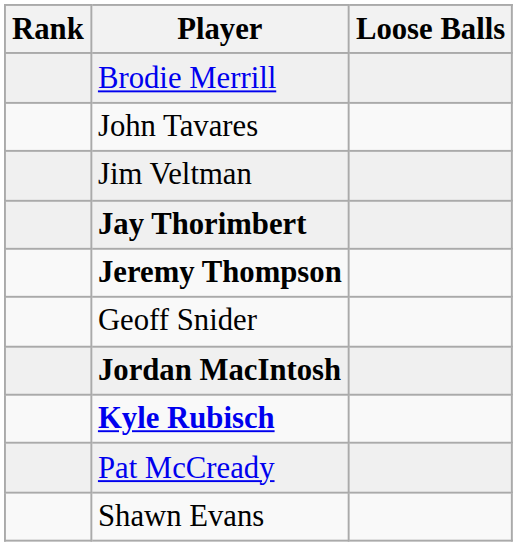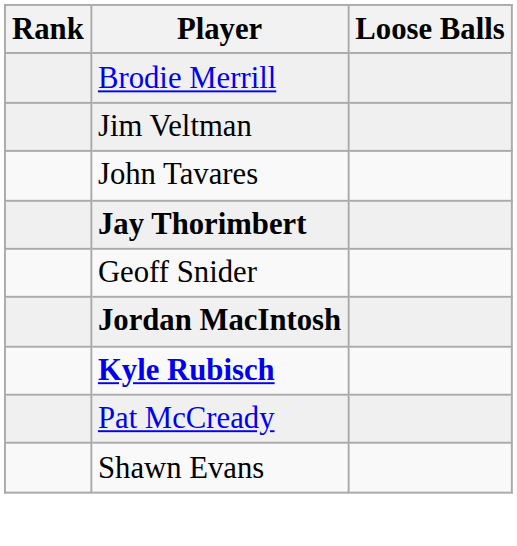rows swapped: (175, 175) <-> (178, 126)
- row: (220, 272)
